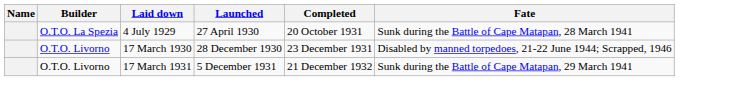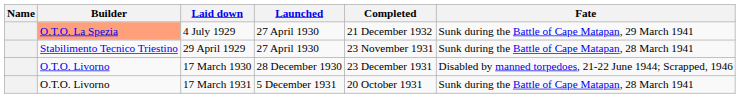(79, 31) no background -> (79, 31) lightsalmon background
(325, 31) 20 October 1931 -> (390, 31) 21 December 1932
(505, 31) Sunk during the Battle of Cape Matapan, 28 March 1941 -> (566, 31) Sunk during the Battle of Cape Matapan, 29 March 1941
+ row: (214, 48)
(330, 66) 21 December 1932 -> (385, 84) 20 October 1931
(505, 66) Sunk during the Battle of Cape Matapan, 29 March 1941 -> (566, 84) Sunk during the Battle of Cape Matapan, 28 March 1941
